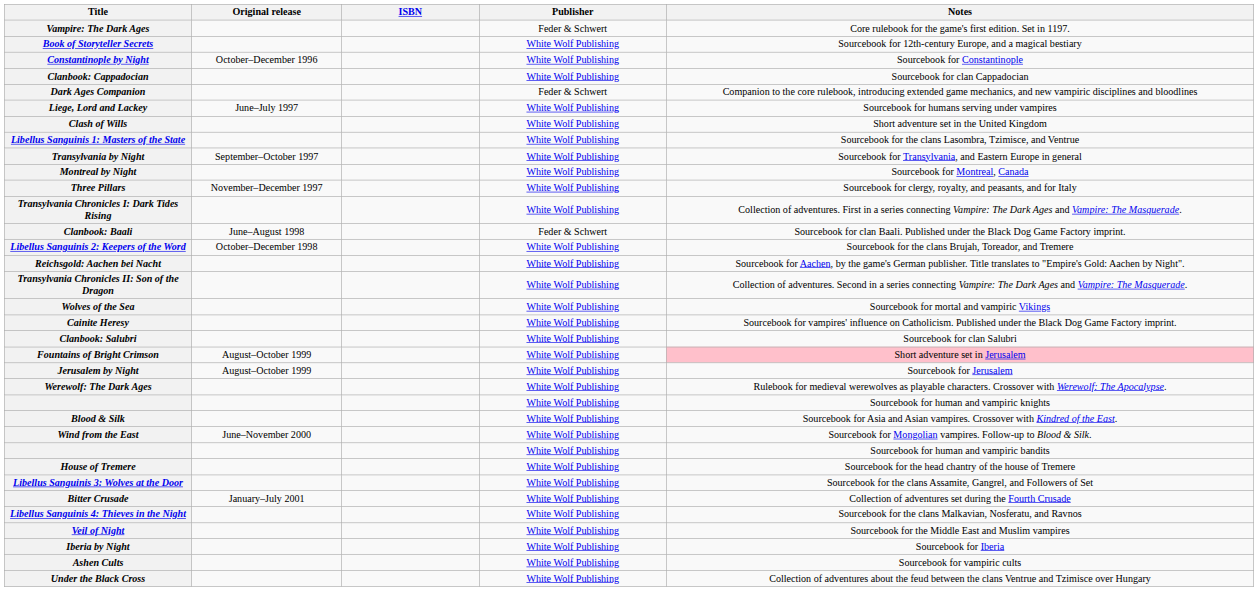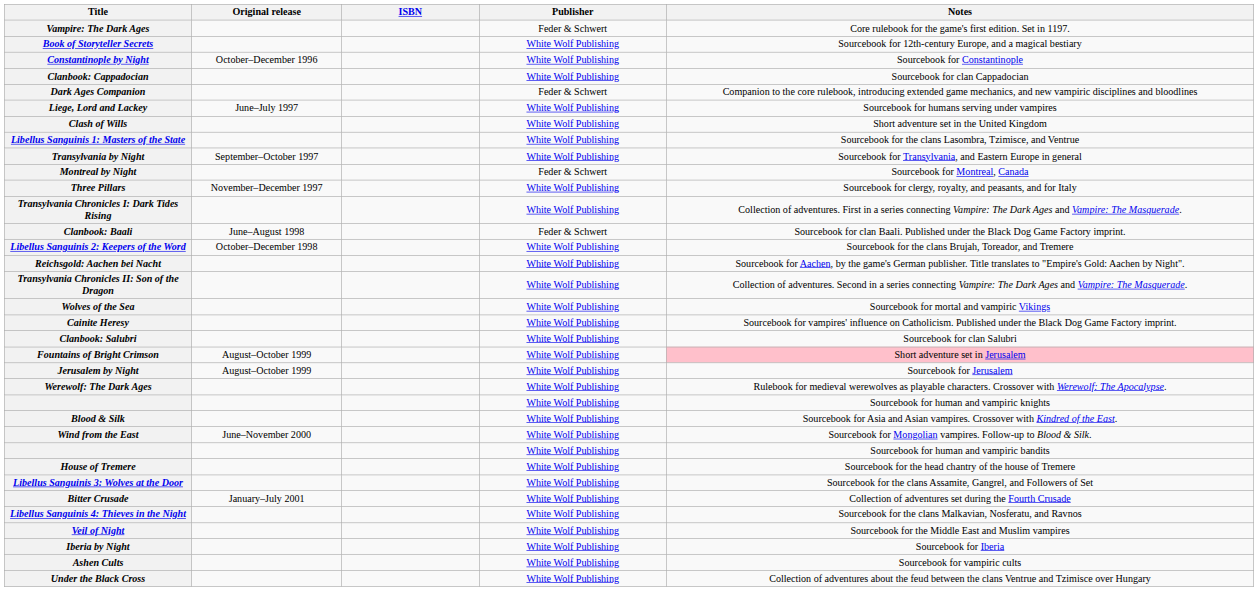(573, 172) White Wolf Publishing -> (573, 172) Feder & Schwert
